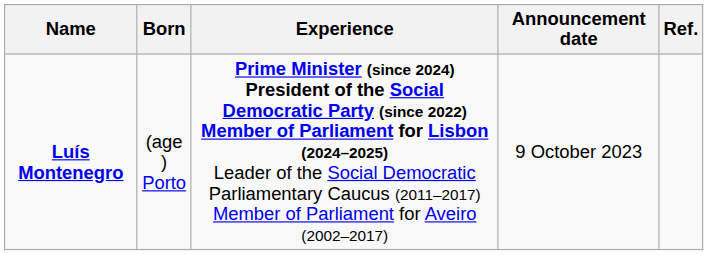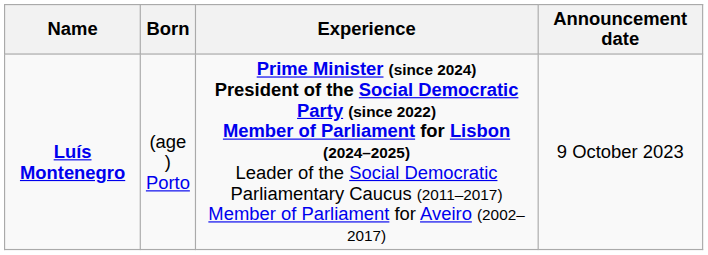- column: (681, 29)
